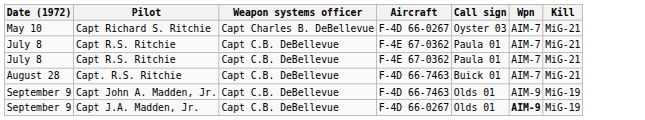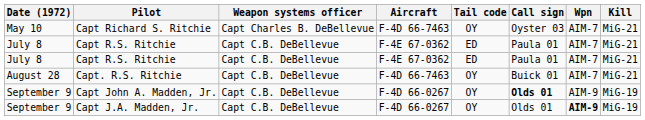+ column: (480, 12)
(414, 28) F-4D 66-0267 -> (414, 28) F-4D 66-7463
(414, 92) F-4D 66-7463 -> (414, 92) F-4D 66-0267
(474, 92) normal -> (532, 92) bold
